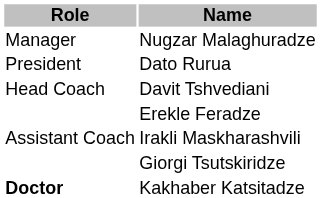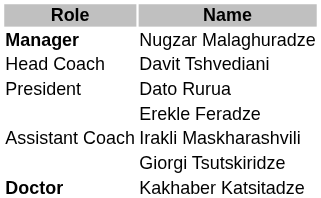(41, 40) normal -> (42, 40) bold
rows swapped: (185, 64) <-> (204, 89)
